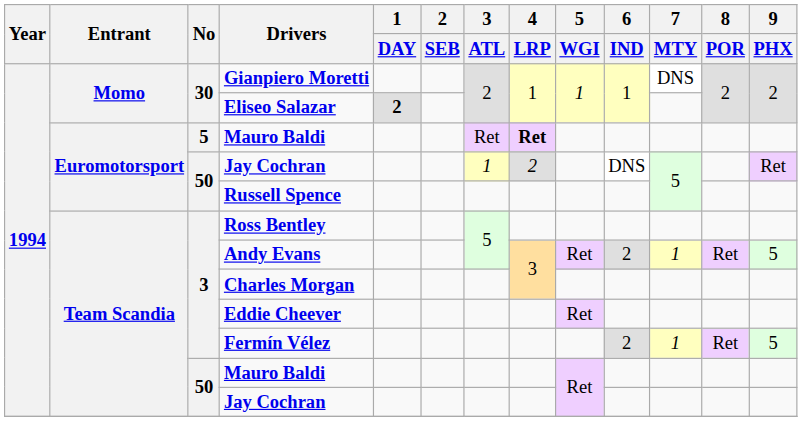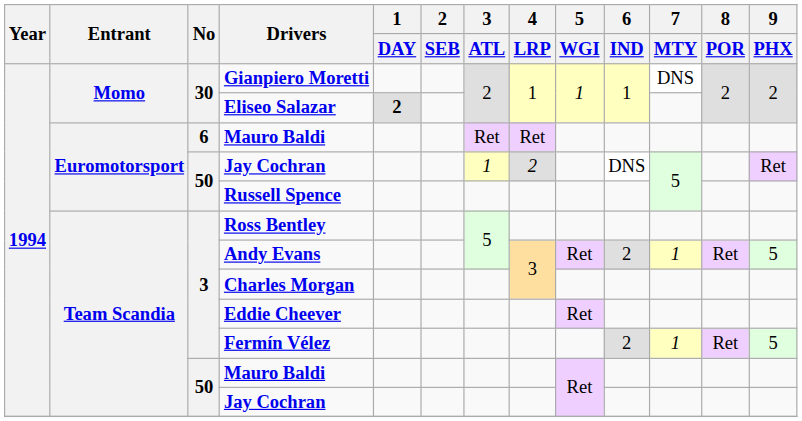(204, 136) 5 -> (204, 136) 6
(532, 136) bold -> (532, 136) normal
